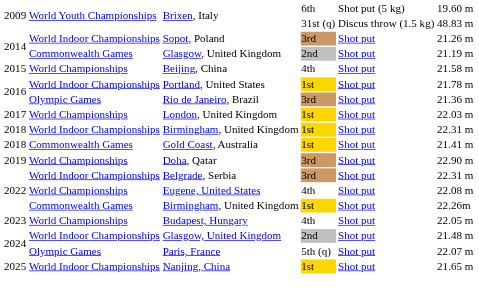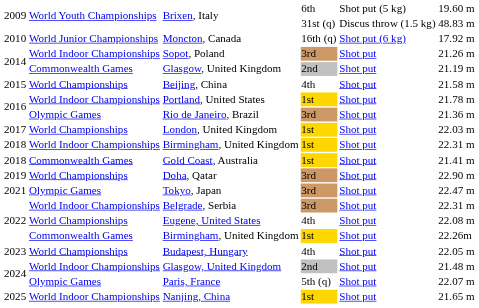+ row: (15, 38)
+ row: (15, 190)
